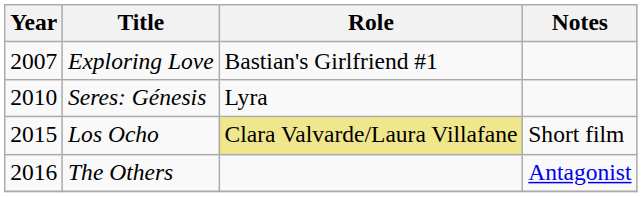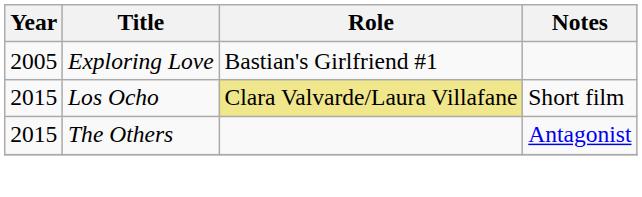(34, 60) 2007 -> (34, 60) 2005
- row: (137, 97)
(34, 172) 2016 -> (34, 135) 2015
